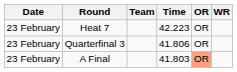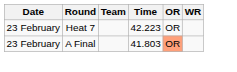- row: (95, 43)
